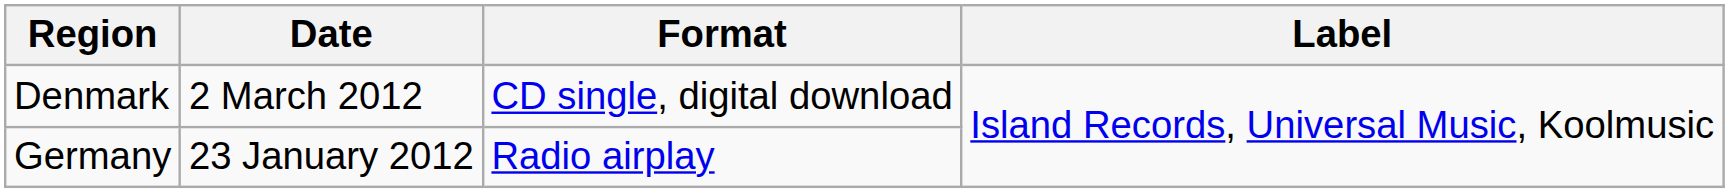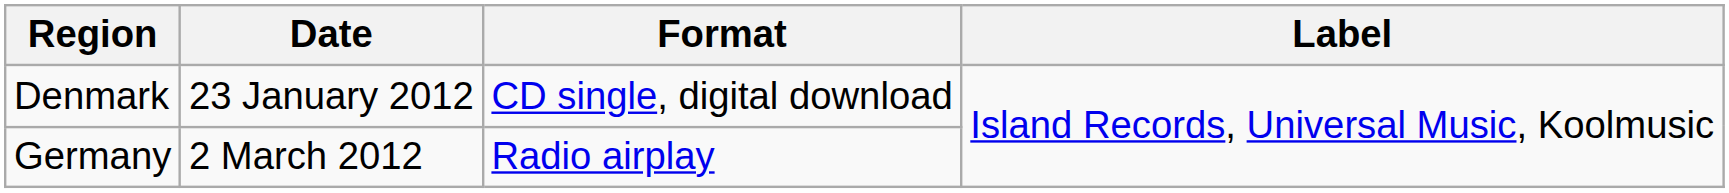(306, 95) 2 March 2012 -> (331, 95) 23 January 2012
(331, 156) 23 January 2012 -> (306, 156) 2 March 2012
